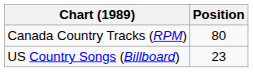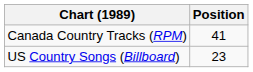(219, 35) 80 -> (219, 35) 41
